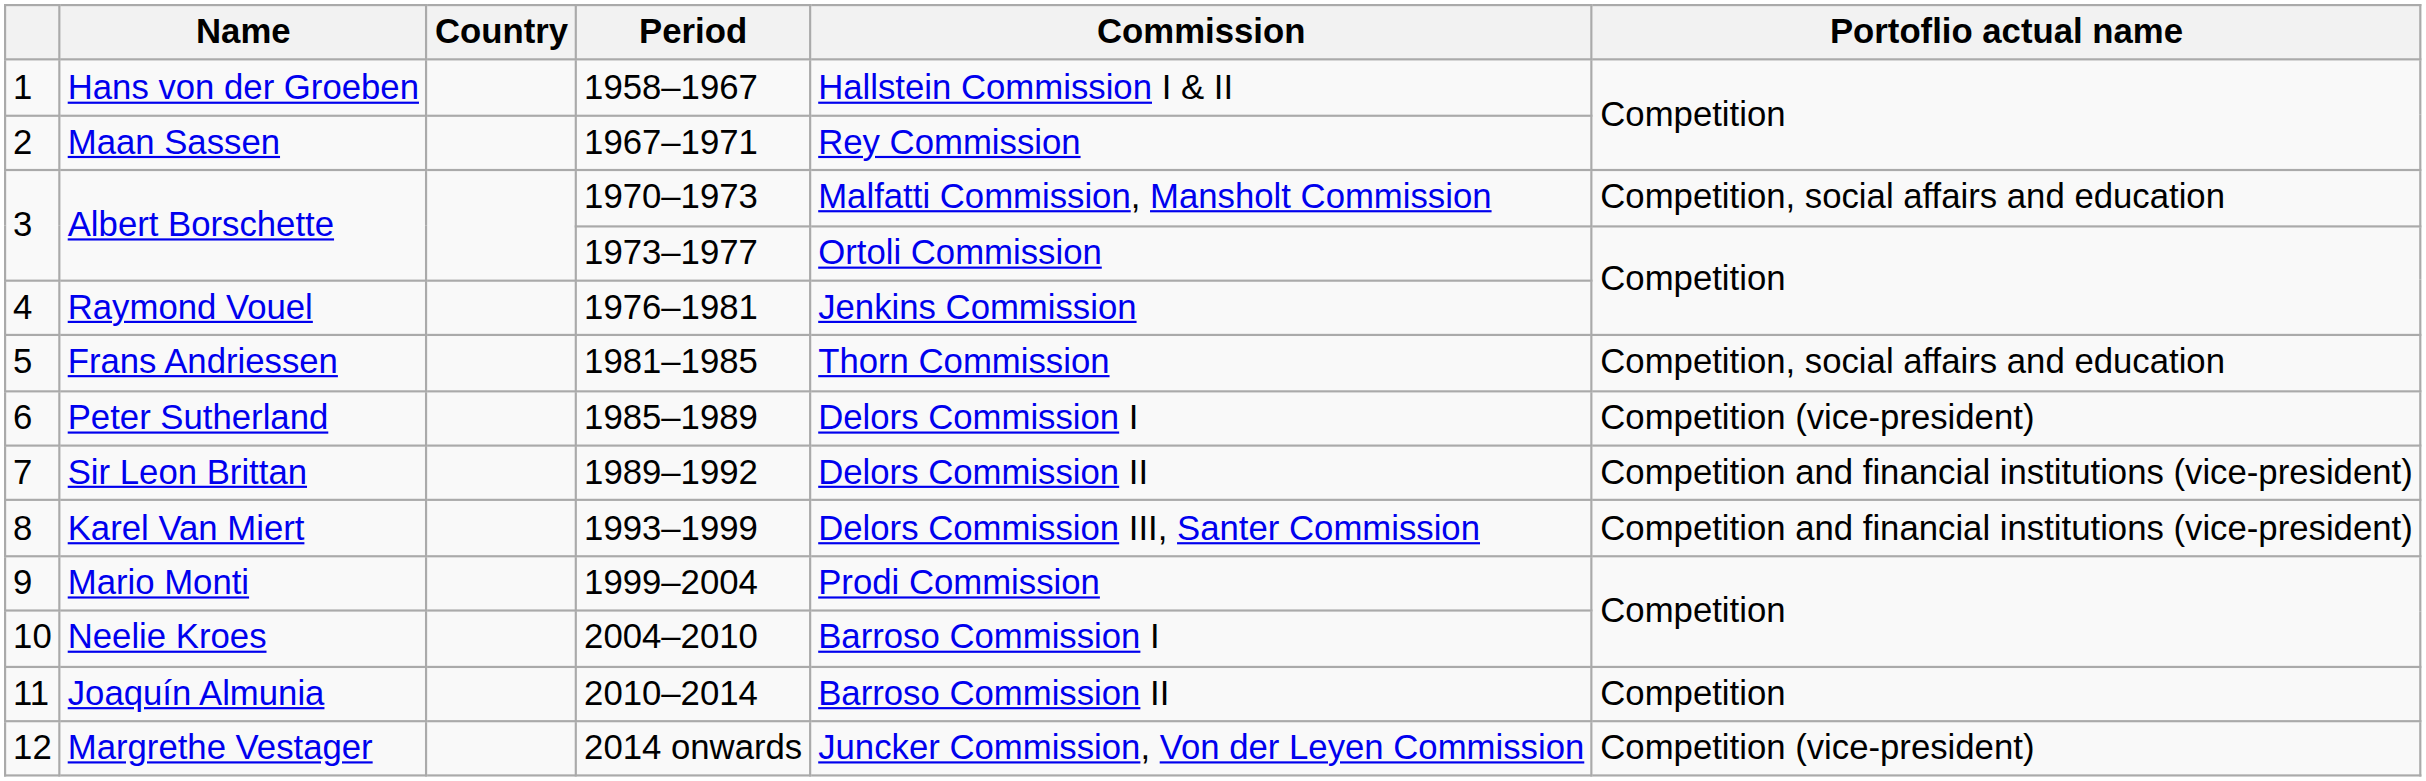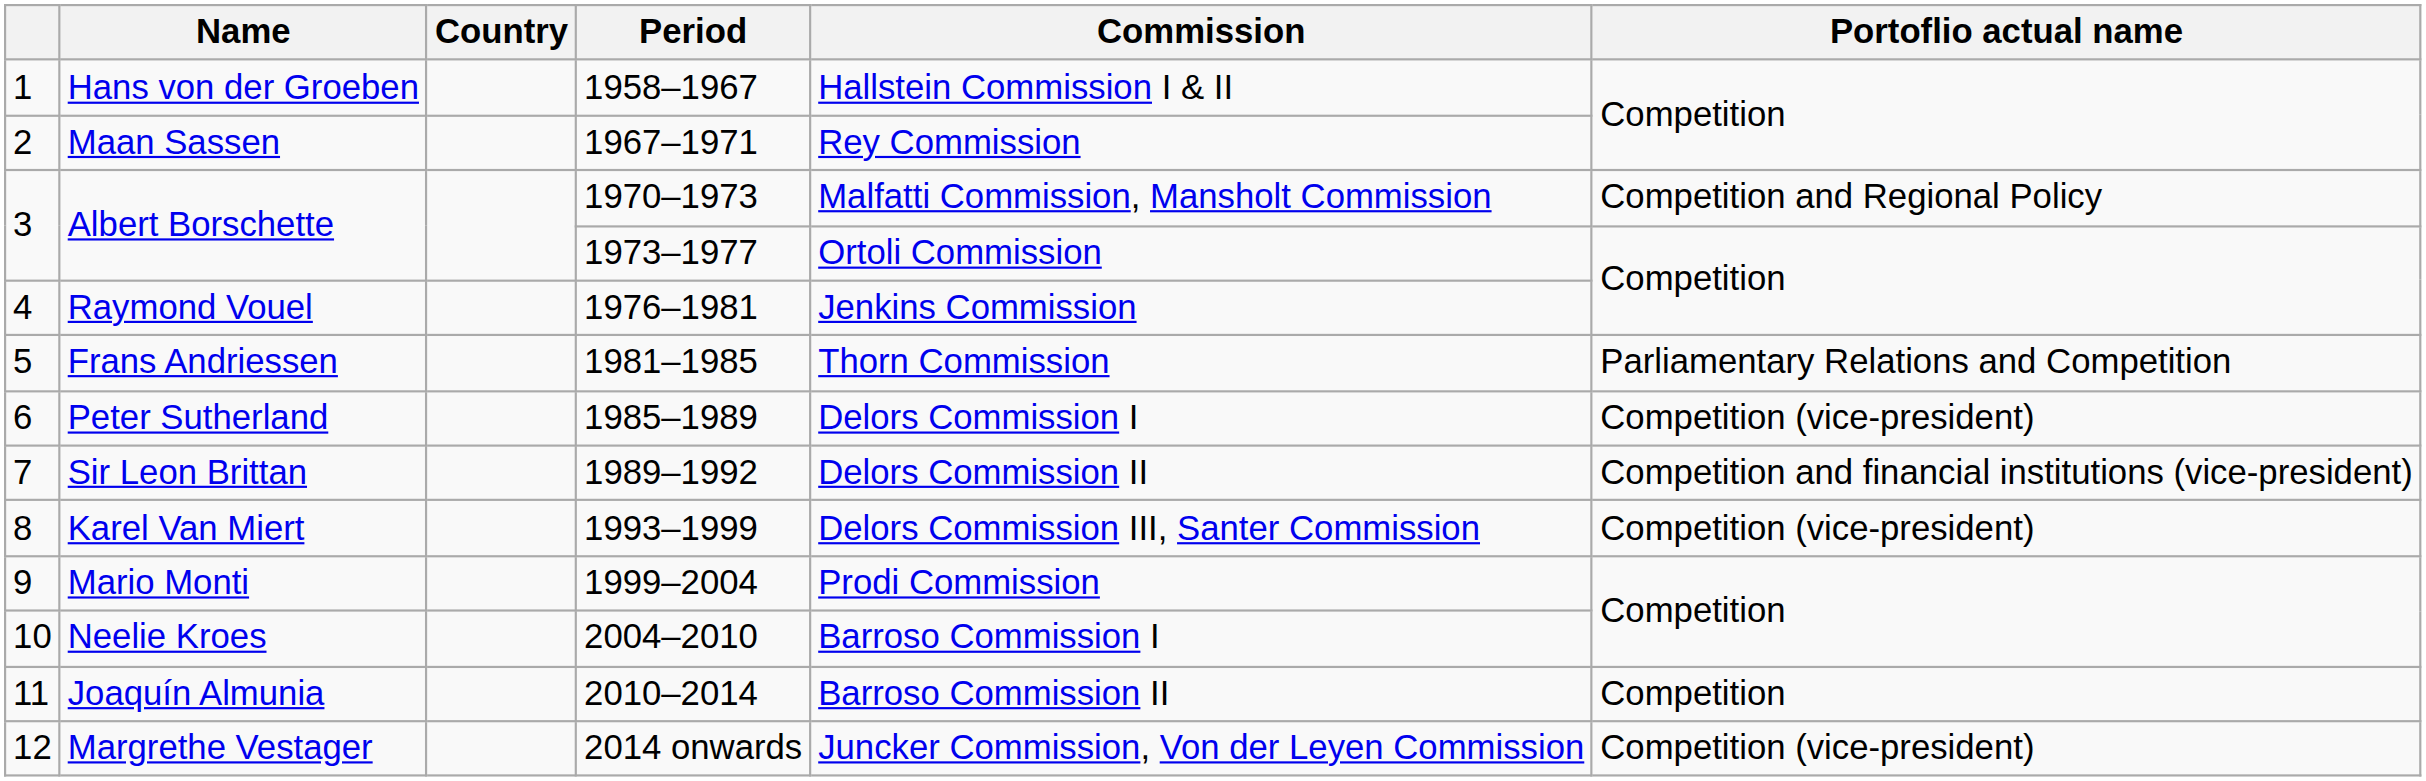(1913, 197) Competition, social affairs and education -> (1851, 197) Competition and Regional Policy
(1913, 362) Competition, social affairs and education -> (1916, 362) Parliamentary Relations and Competition
(2007, 527) Competition and financial institutions (vice-president) -> (1817, 527) Competition (vice-president)
